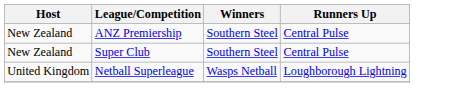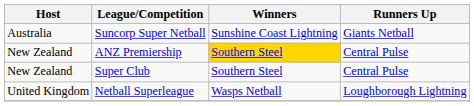+ row: (150, 33)
(242, 33) no background -> (247, 52) gold background
